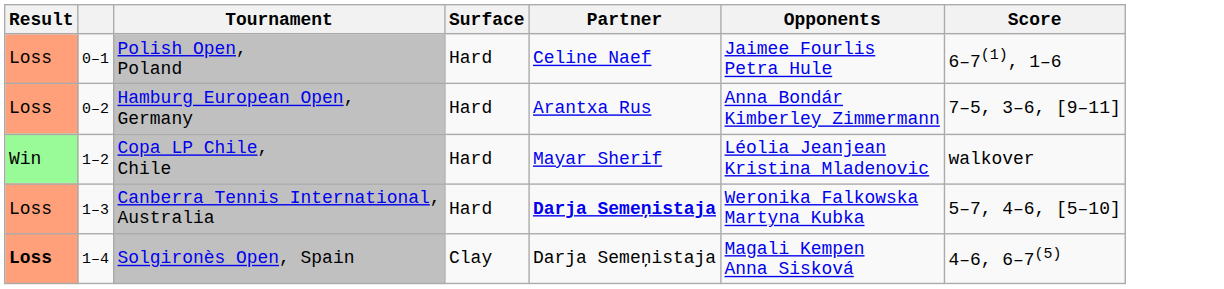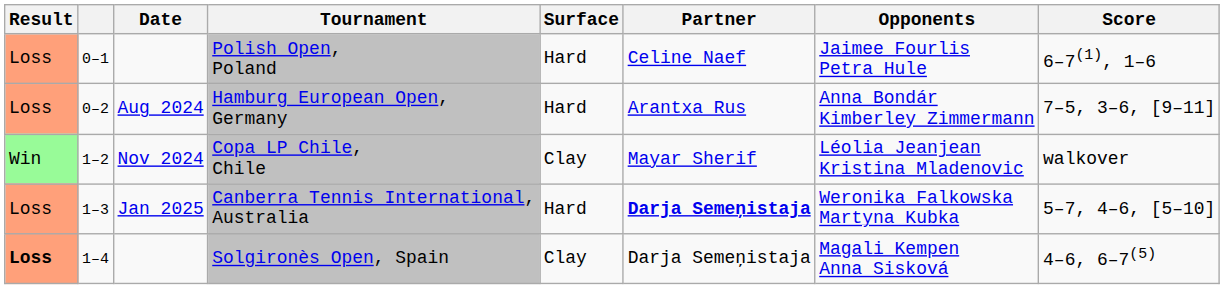+ column: (161, 19)
(471, 159) Hard -> (565, 159) Clay
